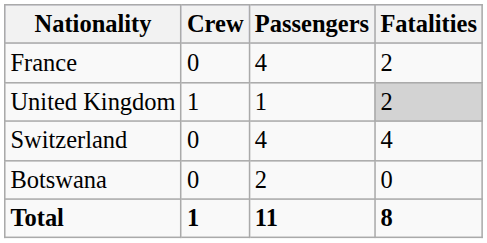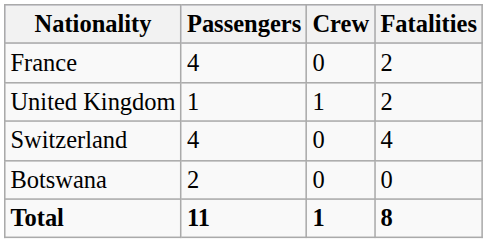columns swapped: (312, 23) <-> (215, 23)
(386, 101) lightgrey background -> (386, 101) no background
